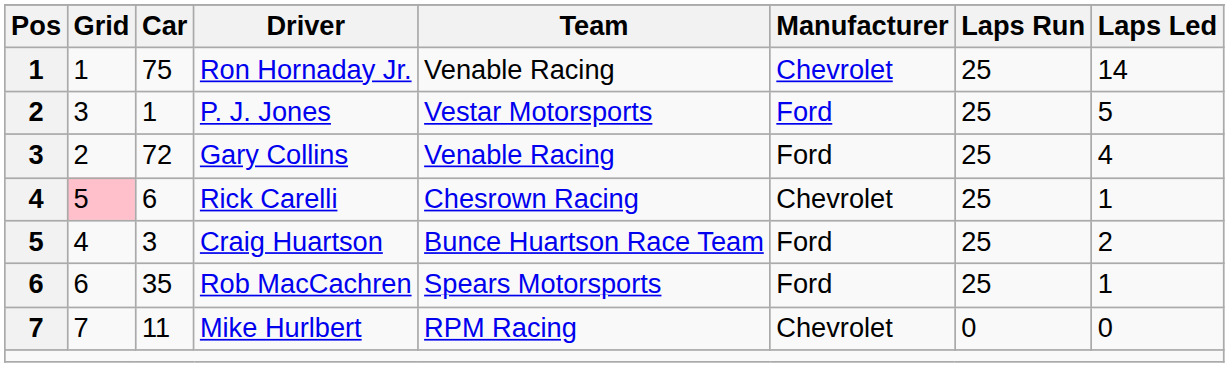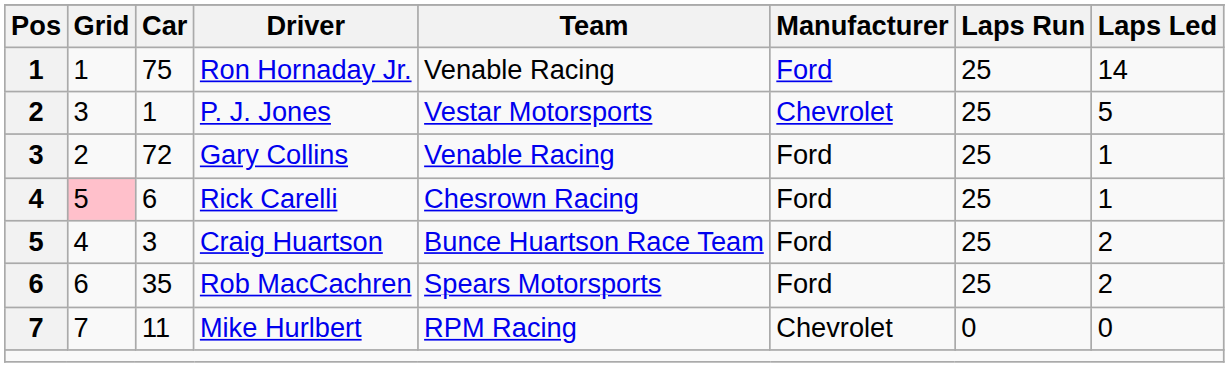(835, 69) Chevrolet -> (804, 69) Ford
(804, 112) Ford -> (835, 112) Chevrolet
(1105, 155) 4 -> (1105, 155) 1
(835, 198) Chevrolet -> (804, 198) Ford
(1105, 284) 1 -> (1105, 284) 2
